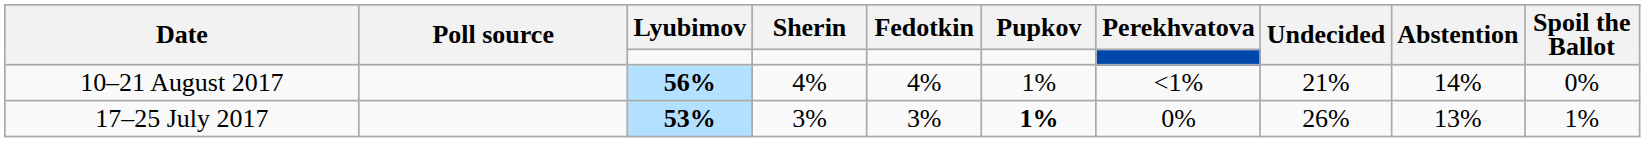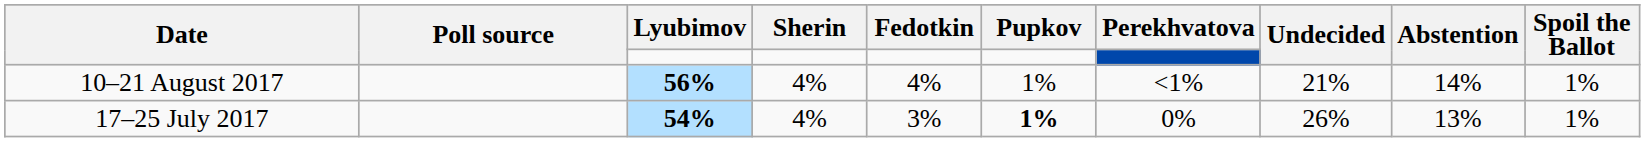(1582, 82) 0% -> (1582, 82) 1%
(690, 118) 53% -> (690, 118) 54%
(810, 118) 3% -> (810, 118) 4%
